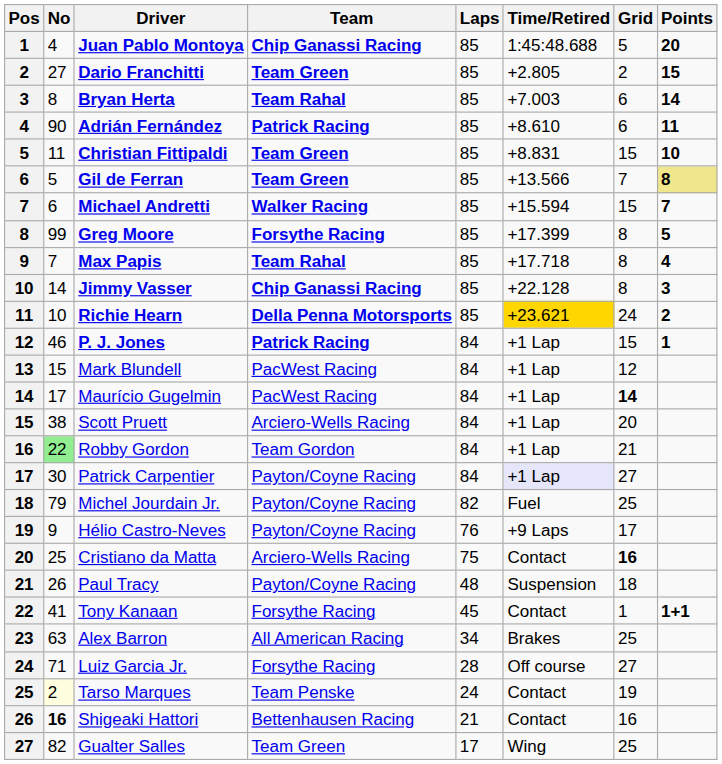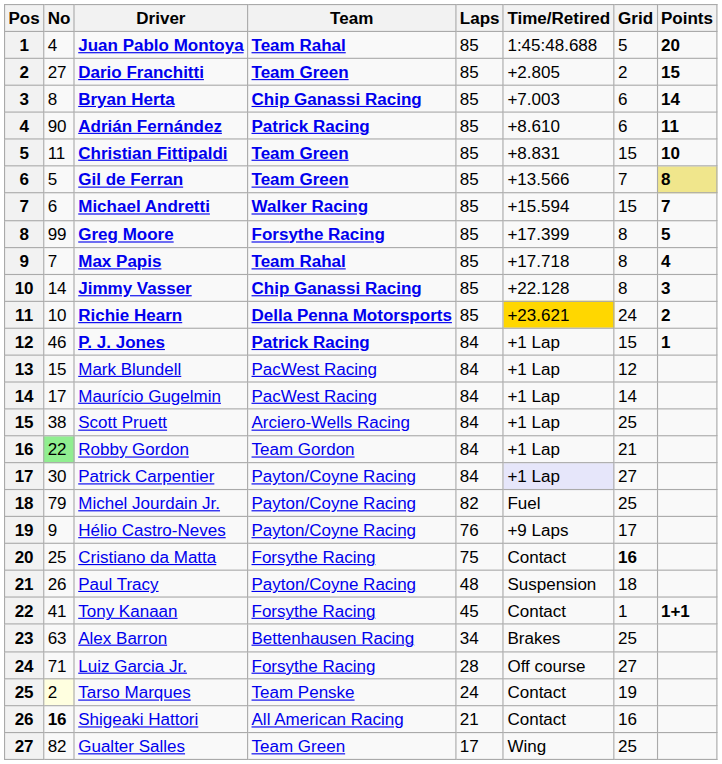(337, 45) Chip Ganassi Racing -> (299, 45) Team Rahal
(299, 99) Team Rahal -> (337, 99) Chip Ganassi Racing
(628, 396) bold -> (628, 396) normal
(628, 422) 20 -> (628, 422) 25
(331, 557) Arciero-Wells Racing -> (313, 557) Forsythe Racing
(328, 638) All American Racing -> (333, 638) Bettenhausen Racing
(333, 719) Bettenhausen Racing -> (328, 719) All American Racing
